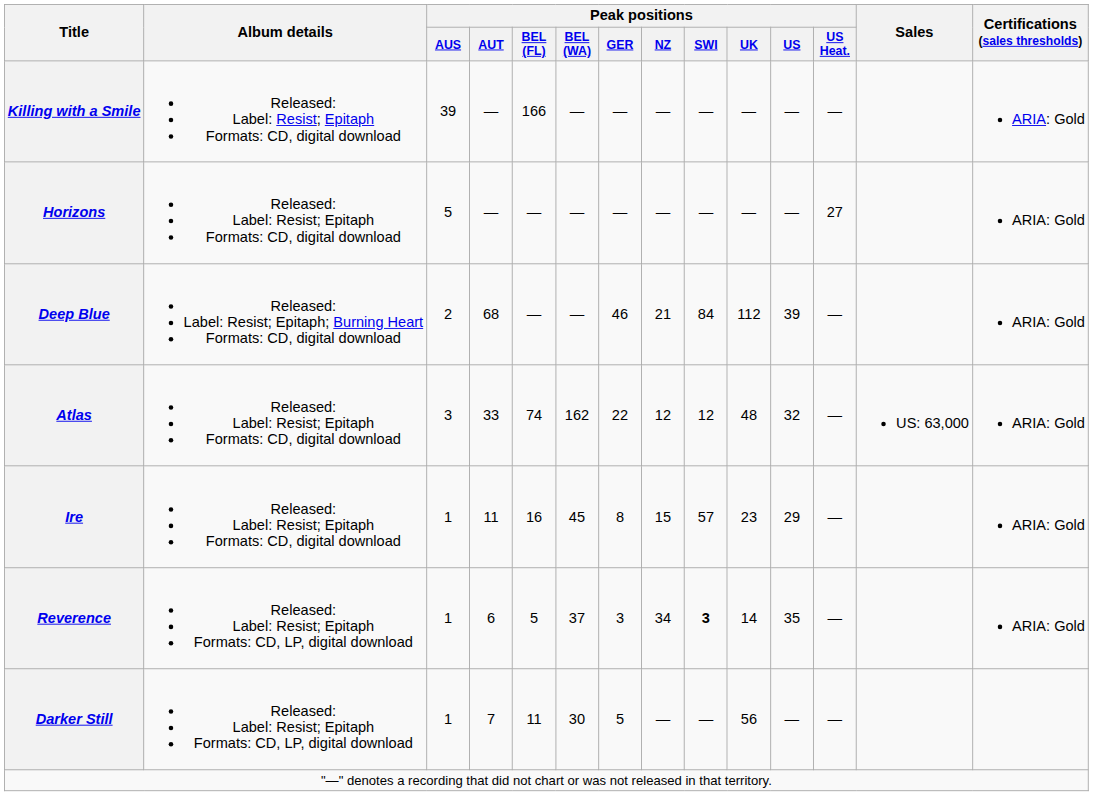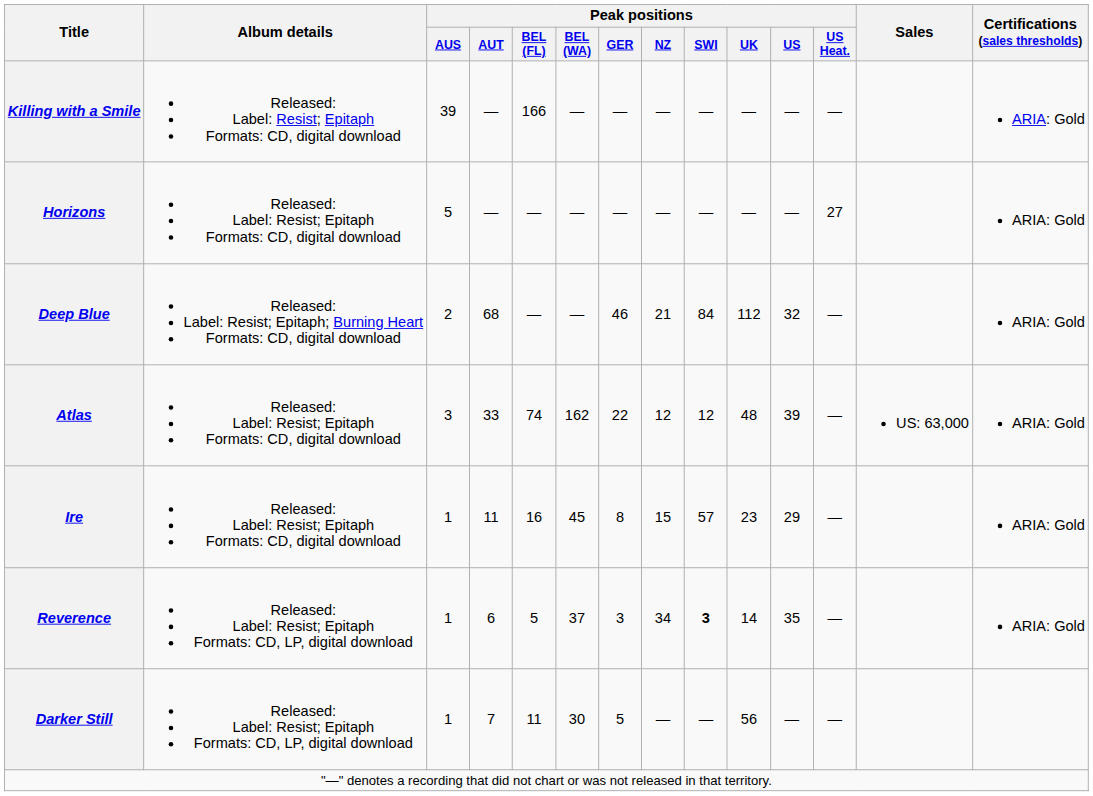(792, 314) 39 -> (792, 314) 32
(792, 415) 32 -> (792, 415) 39
